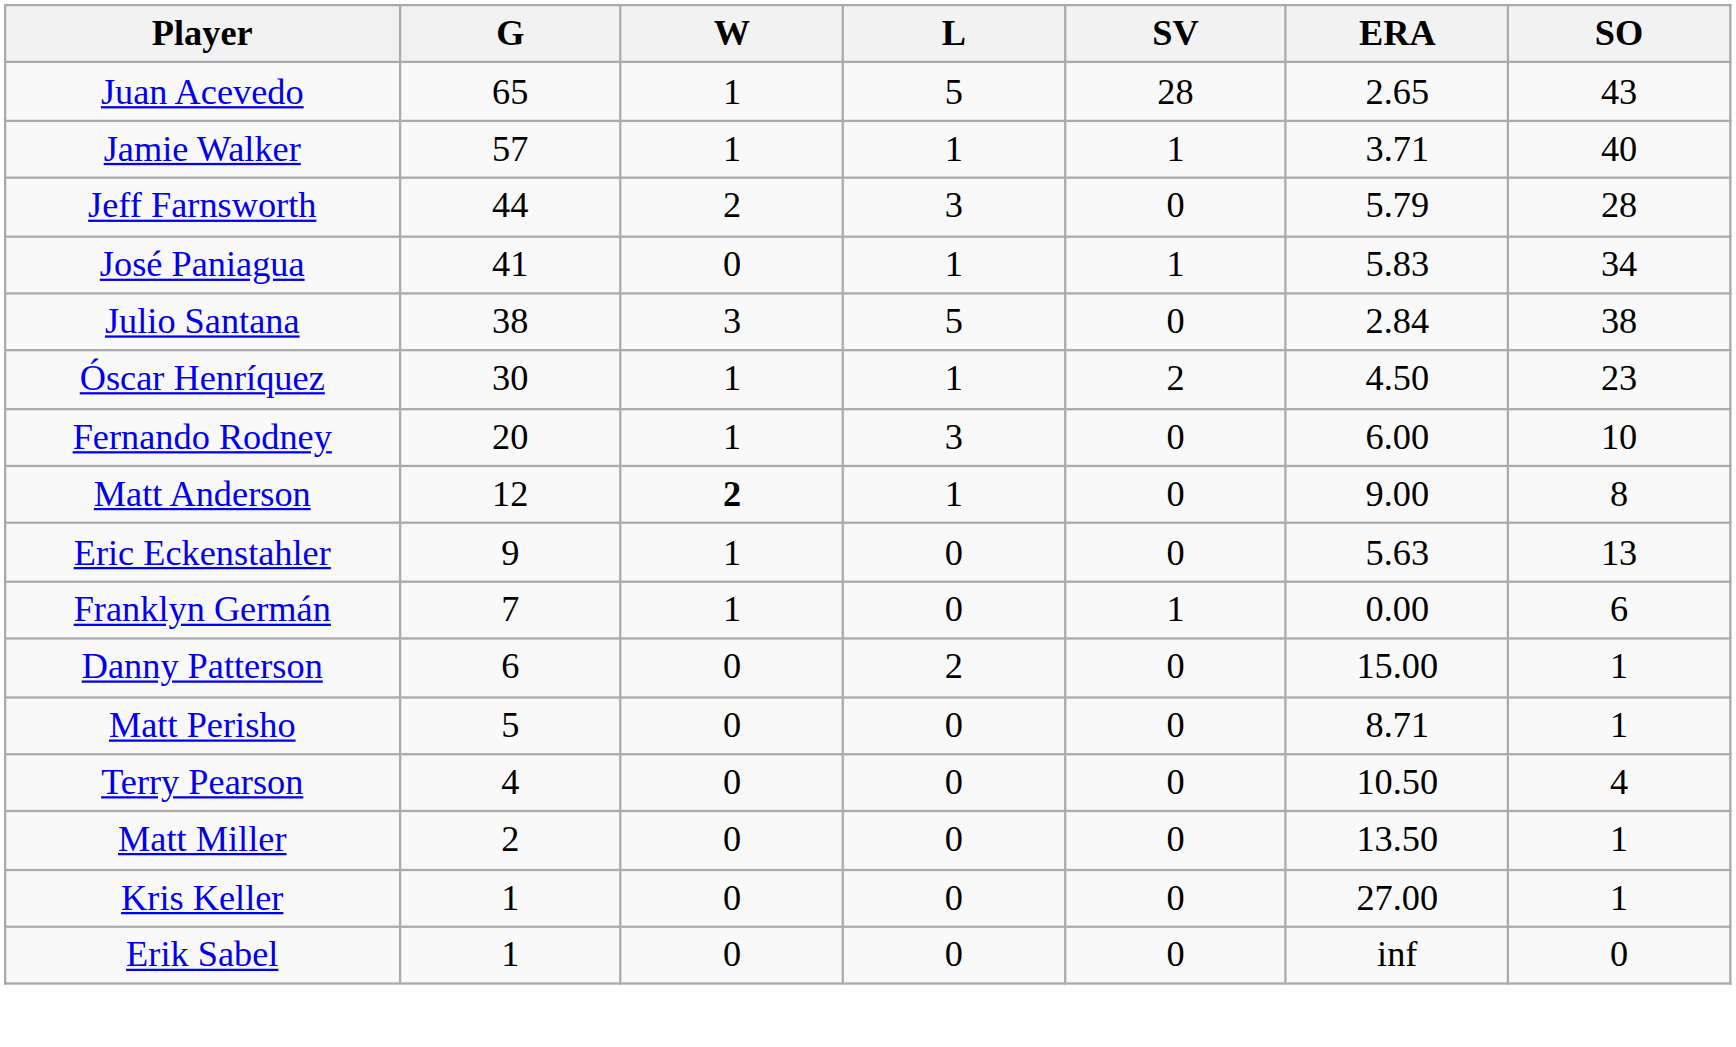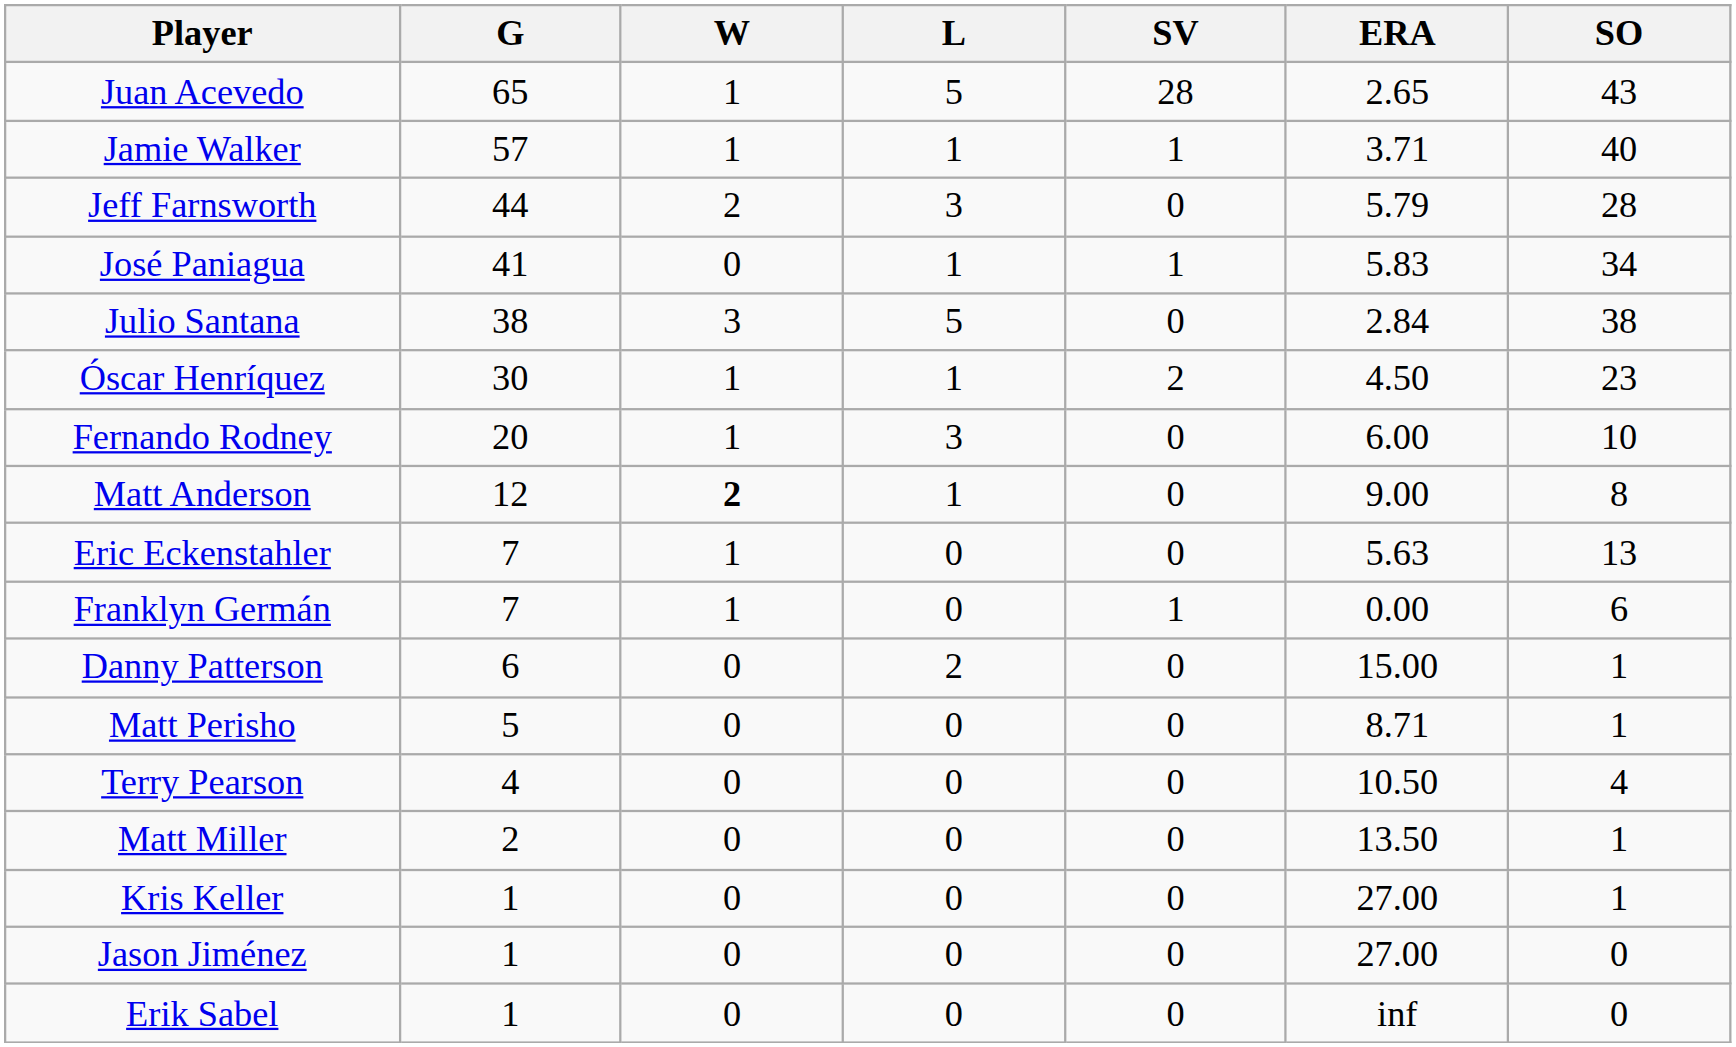(510, 551) 9 -> (510, 551) 7
+ row: (202, 954)
